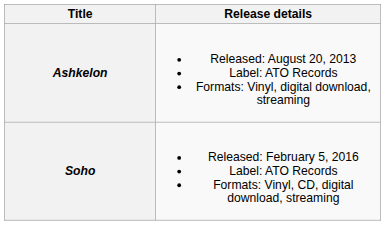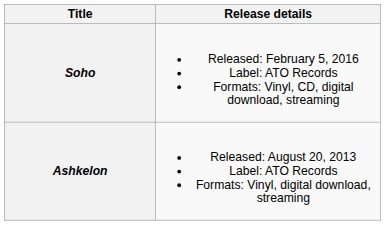rows swapped: (80, 72) <-> (80, 171)
